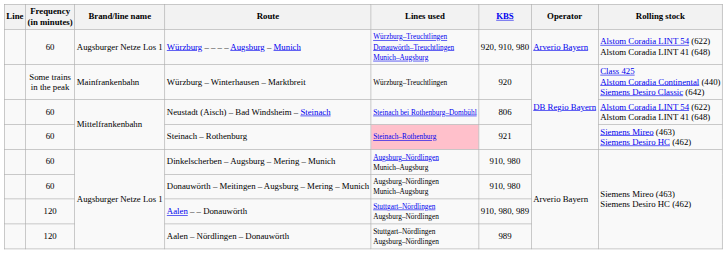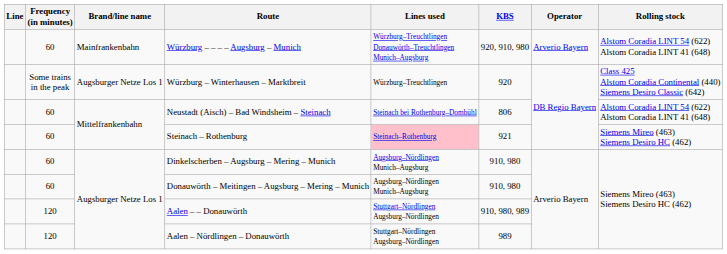(120, 47) Augsburger Netze Los 1 -> (108, 47) Mainfrankenbahn
(108, 82) Mainfrankenbahn -> (120, 82) Augsburger Netze Los 1
